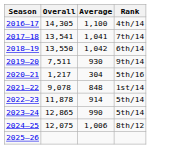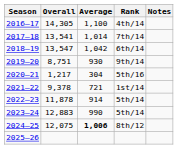+ column: (160, 11)
(96, 36) 1,041 -> (96, 36) 1,014
(59, 49) 13,550 -> (59, 49) 13,547
(59, 62) 7,511 -> (59, 62) 8,751
(59, 87) 9,078 -> (59, 87) 9,378
(96, 87) 848 -> (96, 87) 721
(59, 112) 12,865 -> (59, 112) 12,883
(96, 125) normal -> (96, 125) bold
